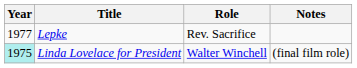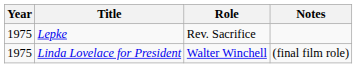(20, 33) 1977 -> (20, 33) 1975
(20, 53) paleturquoise background -> (20, 53) no background
